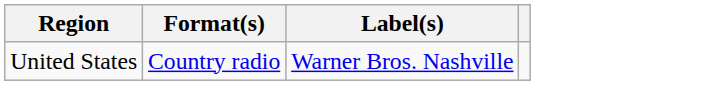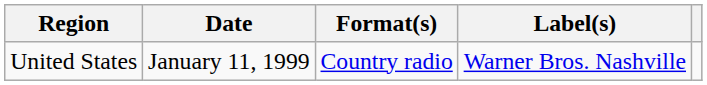+ column: (229, 23)
